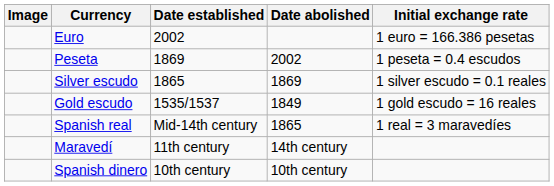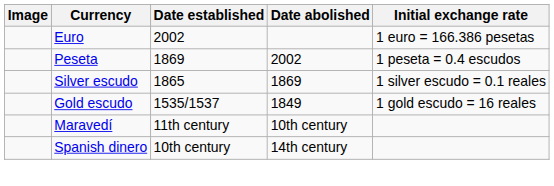- row: (93, 125)
(309, 147) 14th century -> (309, 125) 10th century
(309, 170) 10th century -> (309, 147) 14th century
